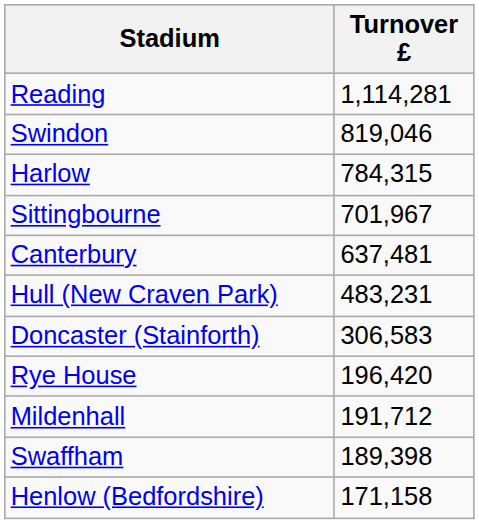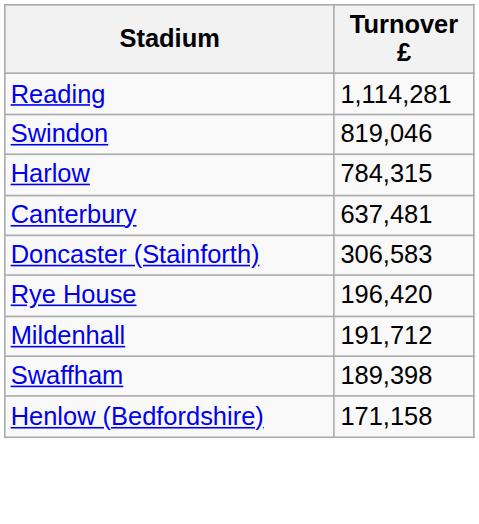- row: (86, 214)
- row: (144, 295)
